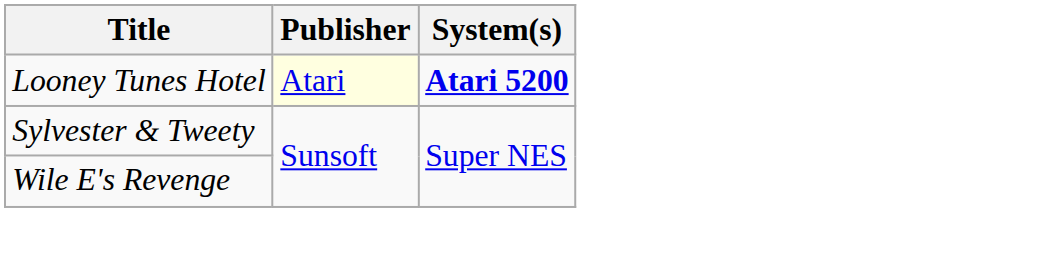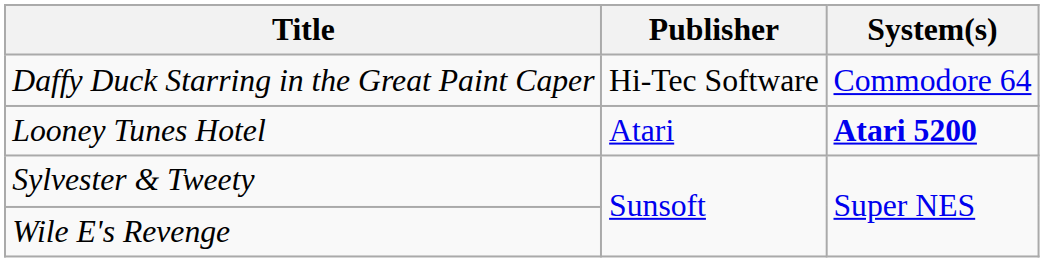+ row: (303, 79)
(313, 79) lightyellow background -> (642, 130) no background
